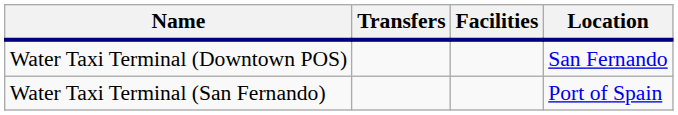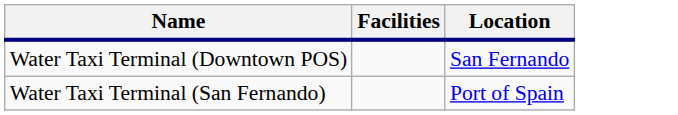- column: (401, 21)
